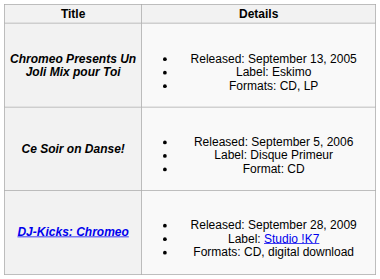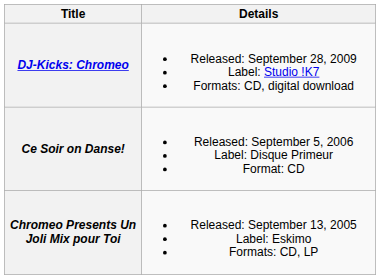rows swapped: (73, 65) <-> (73, 232)
